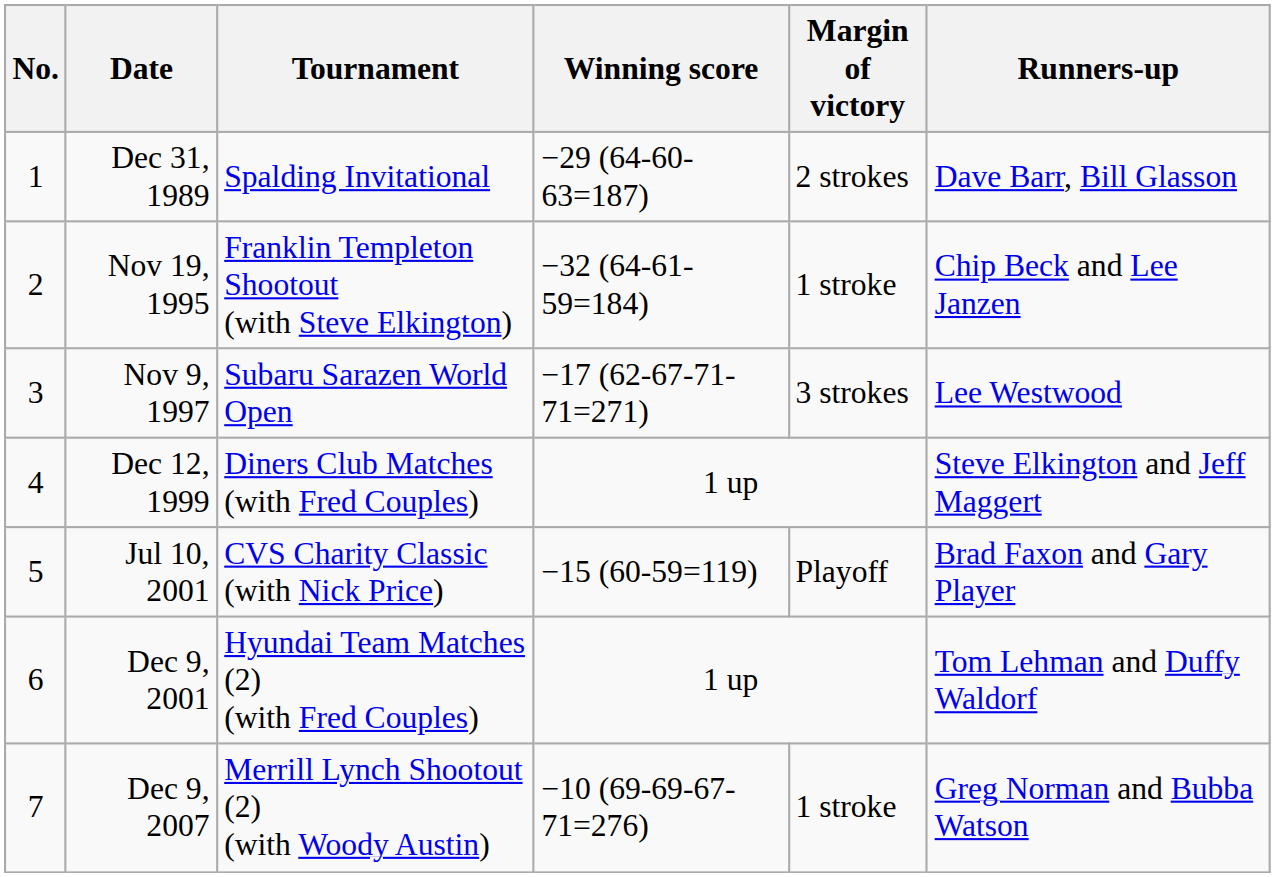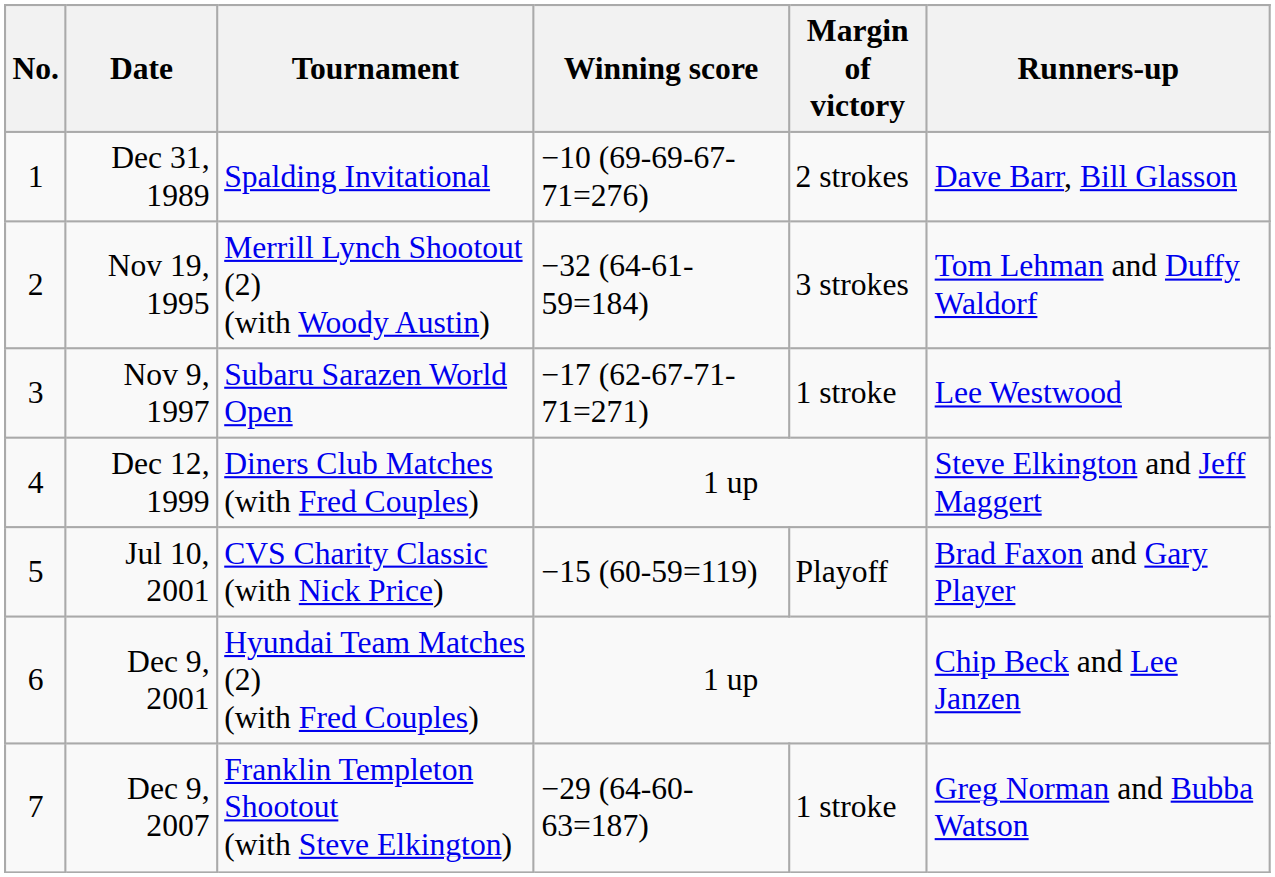(617, 176) −29 (64-60-63=187) -> (638, 176) −10 (69-69-67-71=276)
(368, 284) Franklin Templeton Shootout (with Steve Elkington) -> (373, 284) Merrill Lynch Shootout (2) (with Woody Austin)
(846, 284) 1 stroke -> (852, 284) 3 strokes
(1056, 284) Chip Beck and Lee Janzen -> (1087, 284) Tom Lehman and Duffy Waldorf
(852, 393) 3 strokes -> (846, 393) 1 stroke
(1087, 680) Tom Lehman and Duffy Waldorf -> (1056, 680) Chip Beck and Lee Janzen
(373, 807) Merrill Lynch Shootout (2) (with Woody Austin) -> (368, 807) Franklin Templeton Shootout (with Steve Elkington)
(638, 807) −10 (69-69-67-71=276) -> (617, 807) −29 (64-60-63=187)
